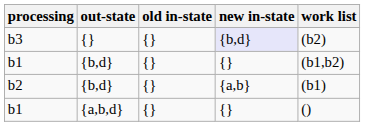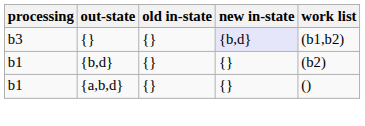(314, 39) (b2) -> (323, 39) (b1,b2)
(323, 62) (b1,b2) -> (314, 62) (b2)
- row: (15, 86)
